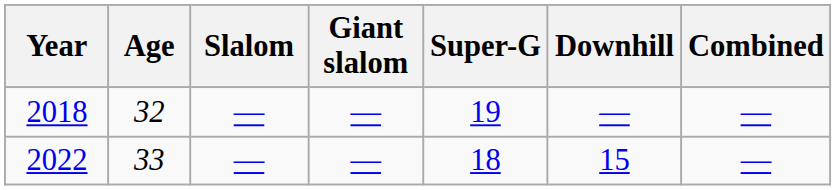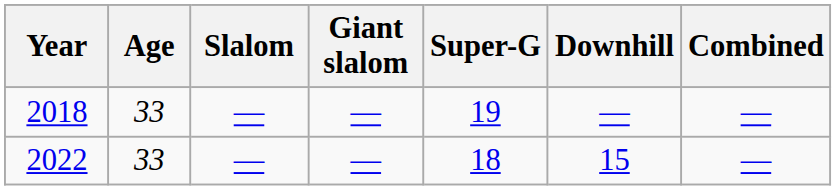(149, 111) 32 -> (149, 111) 33
